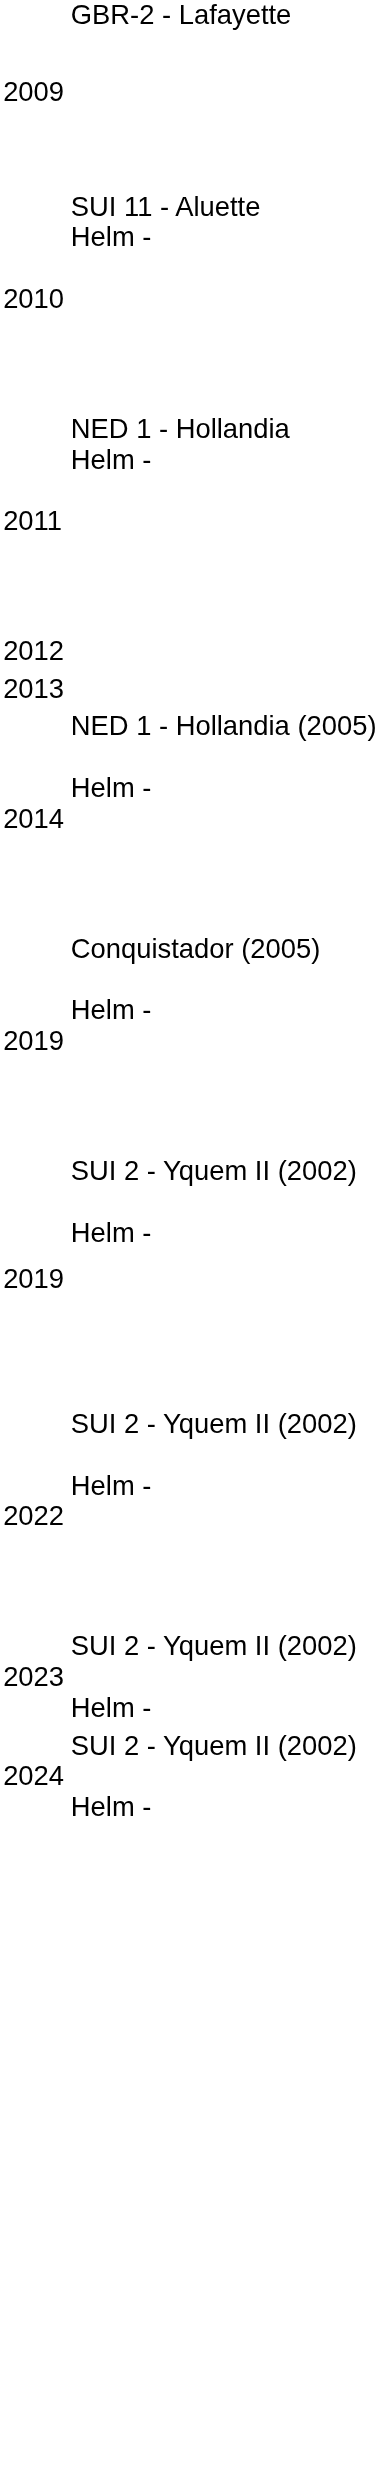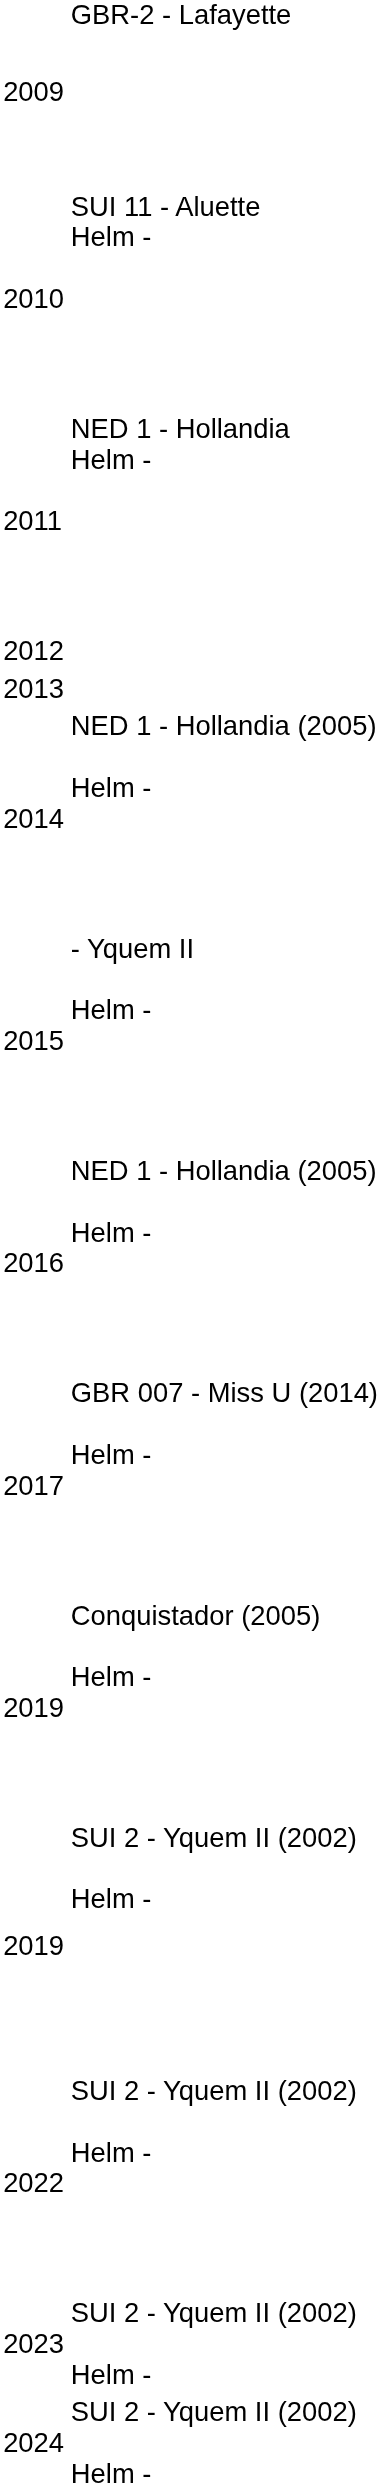+ row: (34, 1041)
+ row: (34, 1263)
+ row: (34, 1485)
